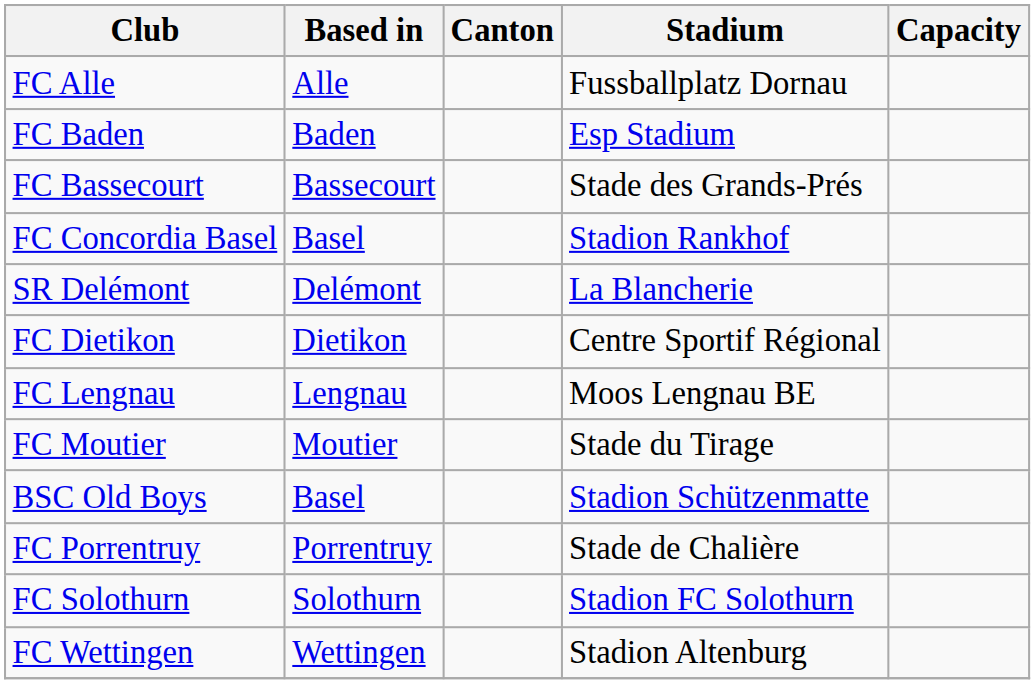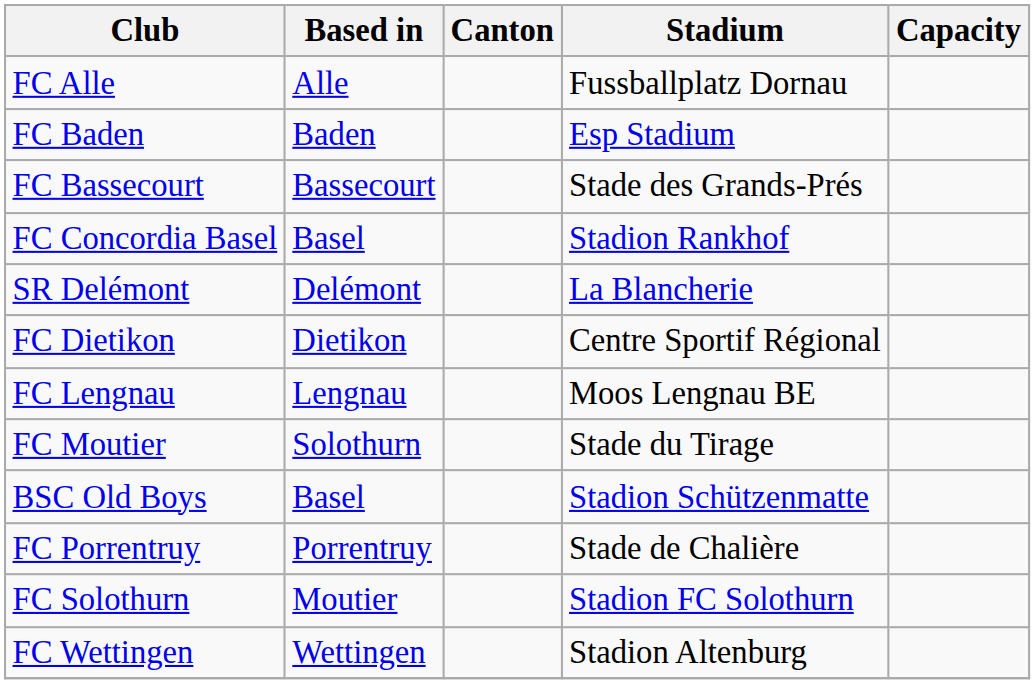(345, 444) Moutier -> (357, 444) Solothurn
(357, 599) Solothurn -> (345, 599) Moutier
